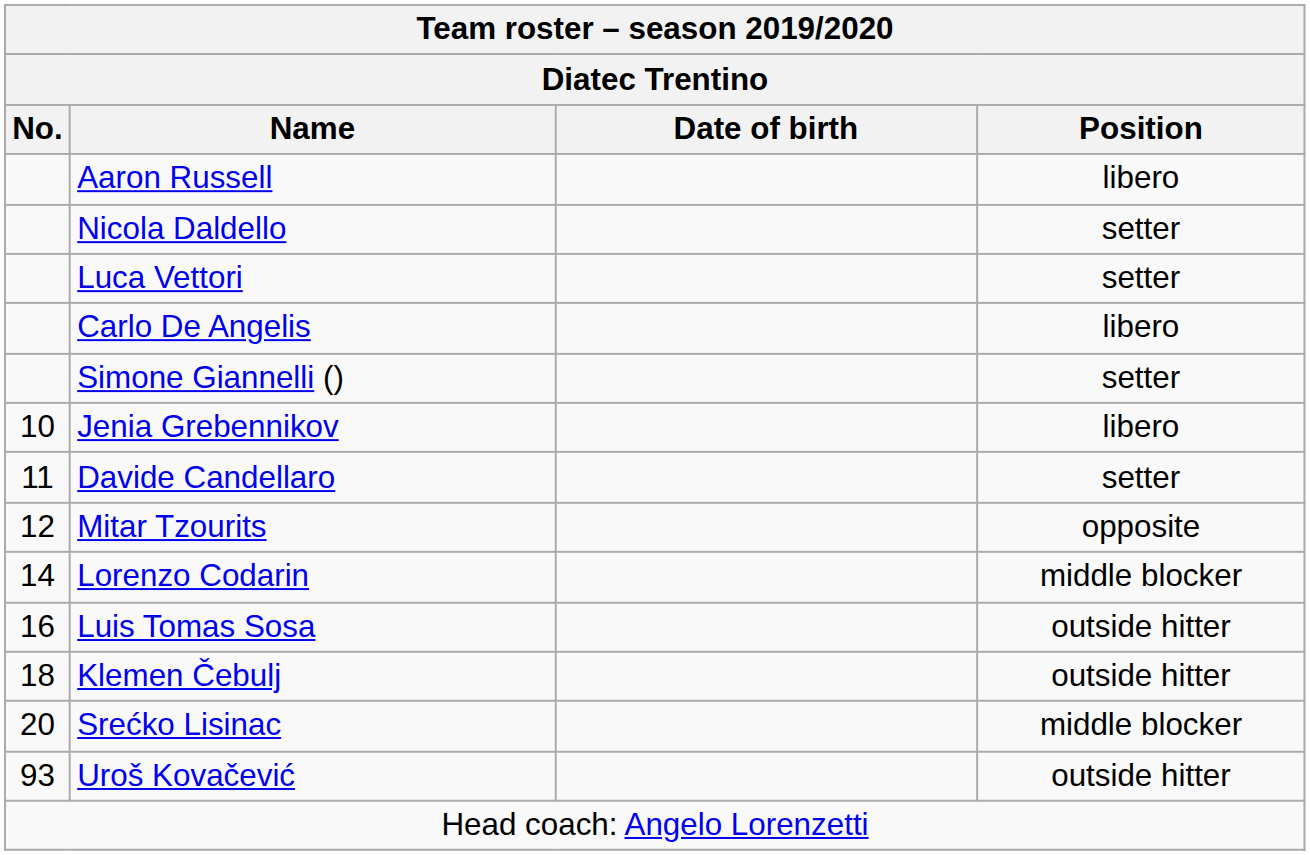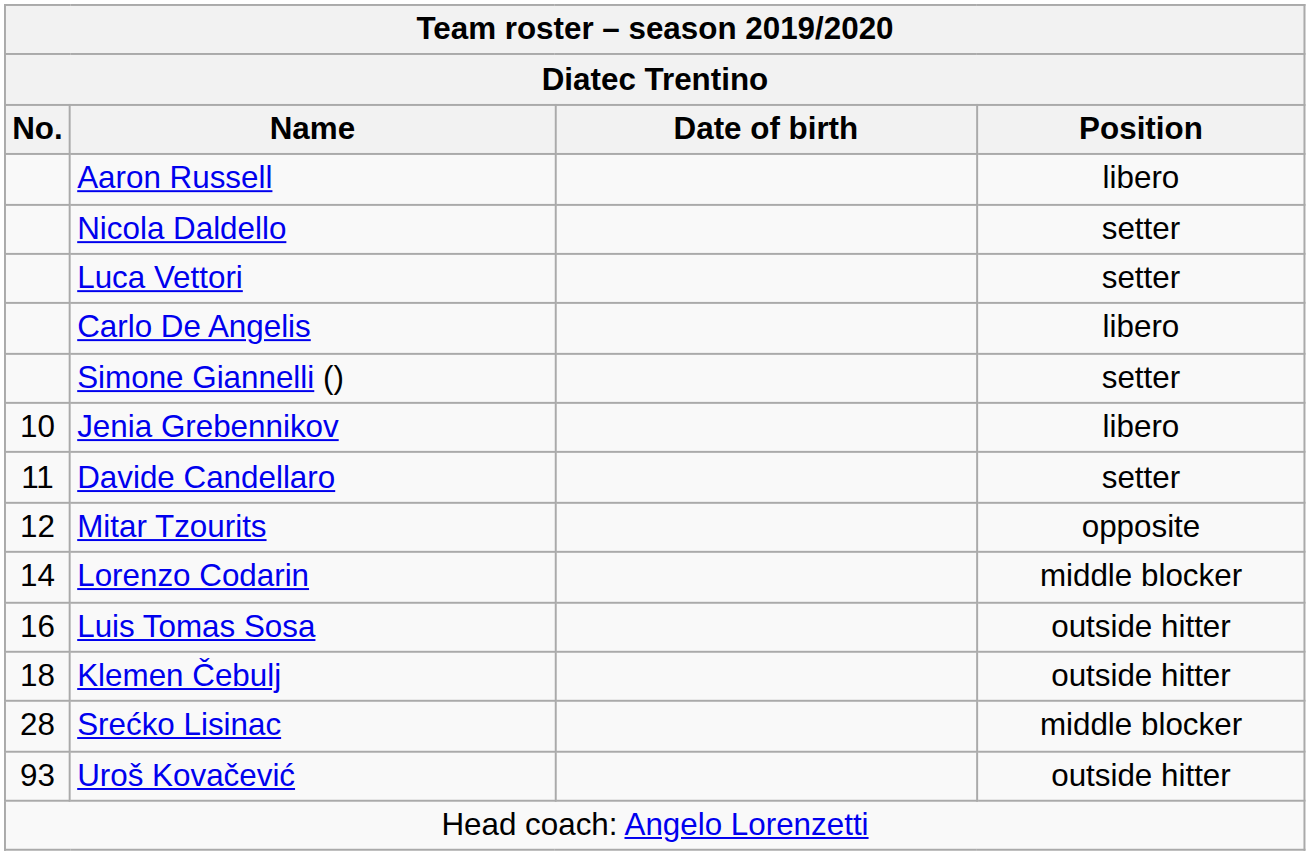(37, 725) 20 -> (37, 725) 28
